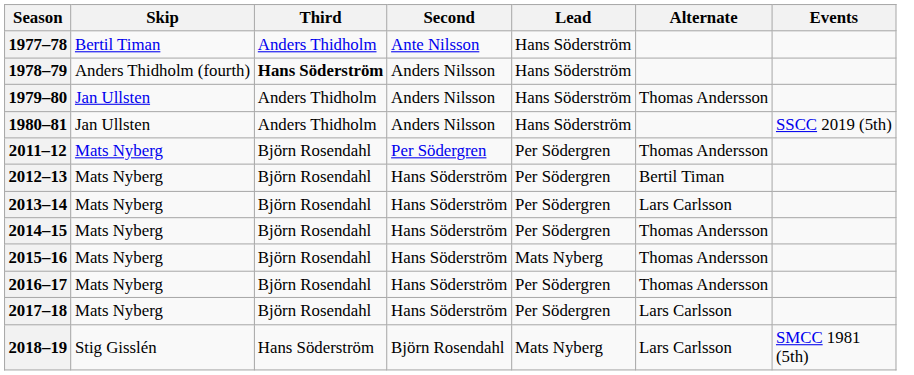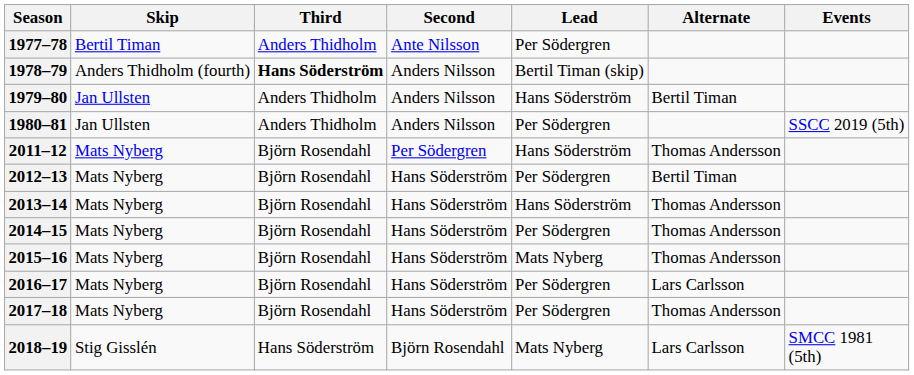(573, 44) Hans Söderström -> (563, 44) Per Södergren
(573, 71) Hans Söderström -> (579, 71) Bertil Timan (skip)
(704, 97) Thomas Andersson -> (694, 97) Bertil Timan
(573, 124) Hans Söderström -> (563, 124) Per Södergren
(563, 151) Per Södergren -> (573, 151) Hans Söderström
(563, 204) Per Södergren -> (573, 204) Hans Söderström
(685, 204) Lars Carlsson -> (716, 204) Thomas Andersson
(704, 284) Thomas Andersson -> (698, 284) Lars Carlsson
(685, 310) Lars Carlsson -> (716, 310) Thomas Andersson
